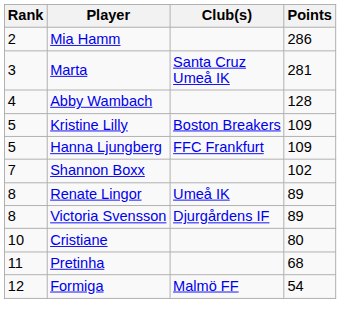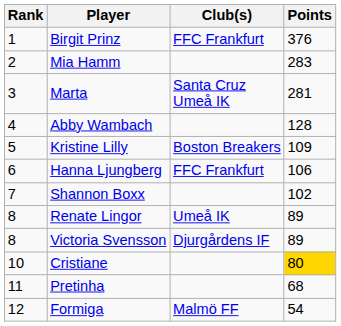+ row: (85, 39)
(300, 39) 286 -> (300, 62) 283
(12, 147) 5 -> (12, 170) 6
(300, 147) 109 -> (300, 170) 106
(296, 240) no background -> (296, 263) gold background
